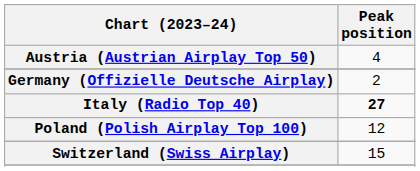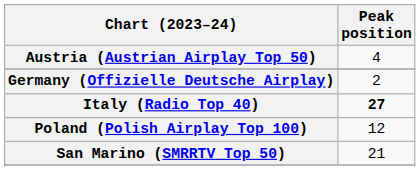+ row: (171, 153)
- row: (171, 153)
